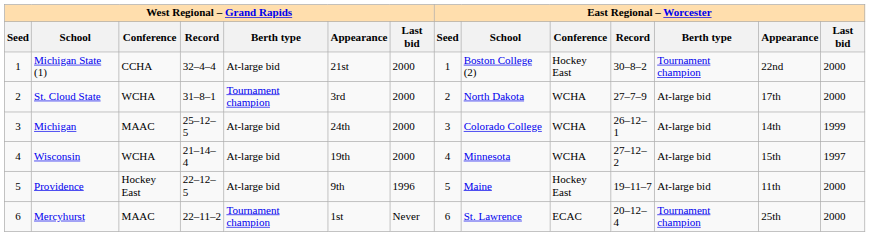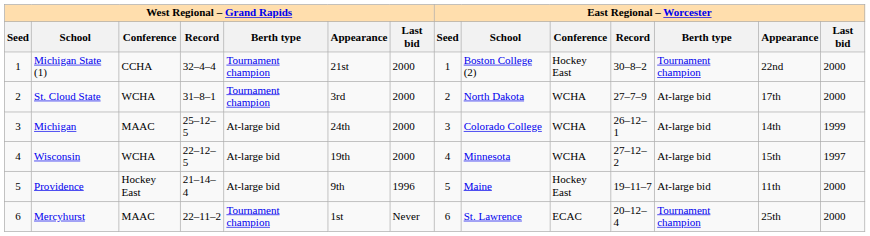(253, 66) At-large bid -> (253, 66) Tournament champion
(199, 156) 21–14–4 -> (199, 156) 22–12–5
(199, 186) 22–12–5 -> (199, 186) 21–14–4
